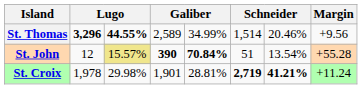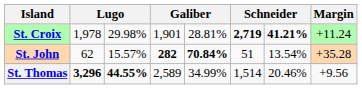rows swapped: (37, 73) <-> (37, 34)
(87, 53) 12 -> (87, 53) 62
(127, 53) khaki background -> (127, 53) no background
(167, 53) 390 -> (167, 53) 282
(334, 53) +55.28 -> (334, 53) +35.28
